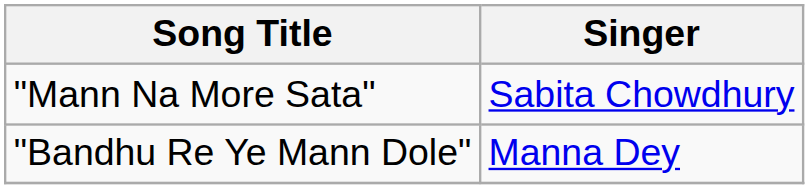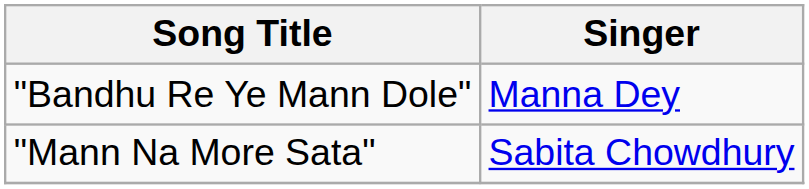rows swapped: (243, 152) <-> (195, 93)
